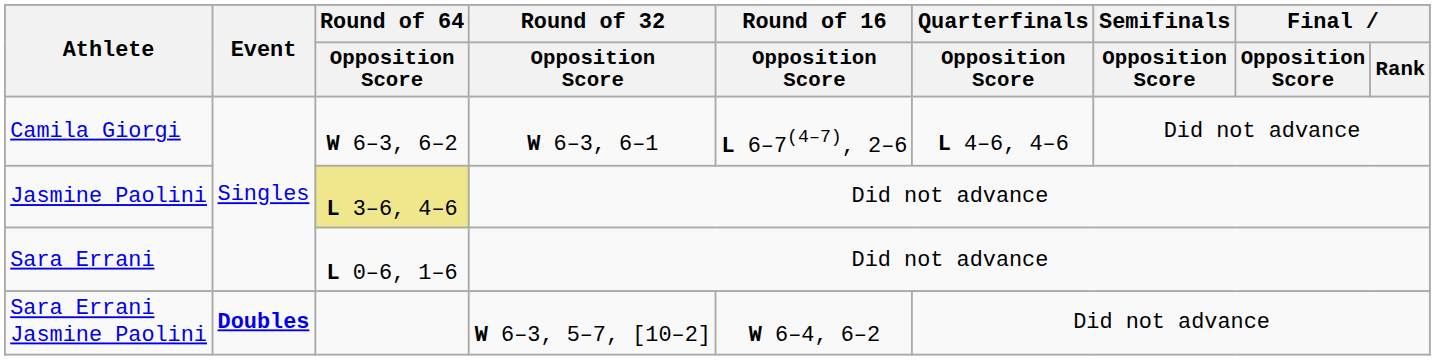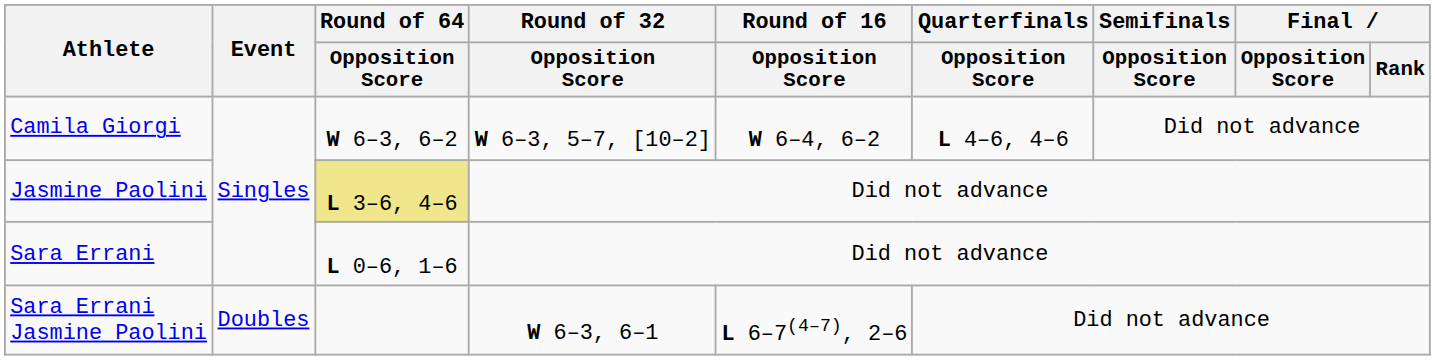(593, 144) W 6–3, 6–1 -> (593, 141) W 6–3, 5–7, [10–2]
(814, 144) L 6–7(4–7), 2–6 -> (814, 141) W 6–4, 6–2
(263, 322) bold -> (263, 319) normal
(593, 335) W 6–3, 5–7, [10–2] -> (593, 332) W 6–3, 6–1
(814, 335) W 6–4, 6–2 -> (814, 333) L 6–7(4–7), 2–6
